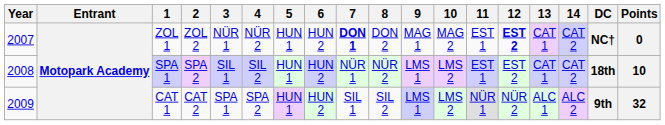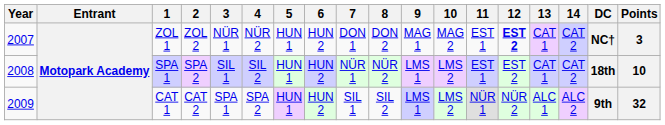(353, 39) bold -> (353, 39) normal
(639, 39) 0 -> (639, 39) 3
